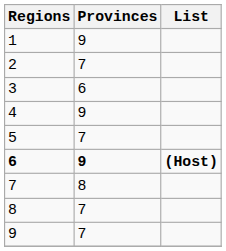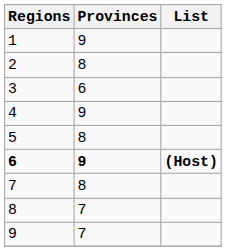(82, 65) 7 -> (82, 65) 8
(82, 137) 7 -> (82, 137) 8
